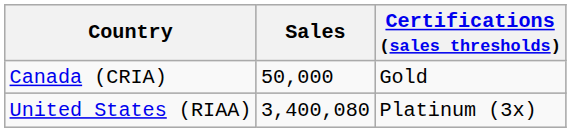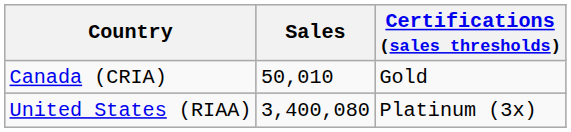(297, 77) 50,000 -> (297, 77) 50,010
